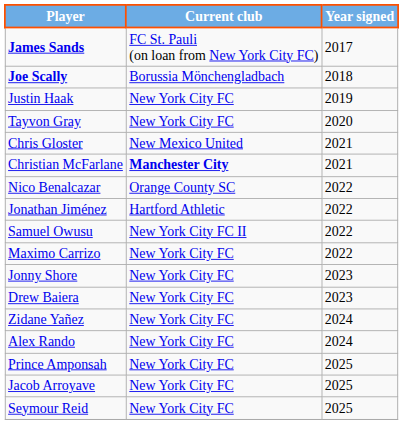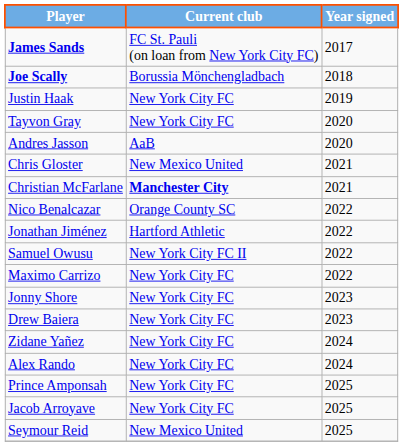+ row: (48, 143)
(182, 408) New York City FC -> (186, 430) New Mexico United
